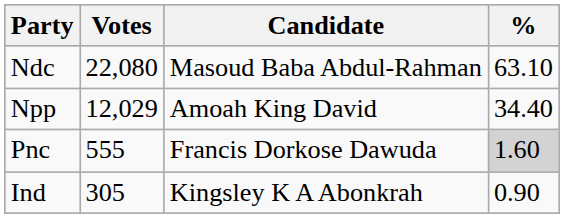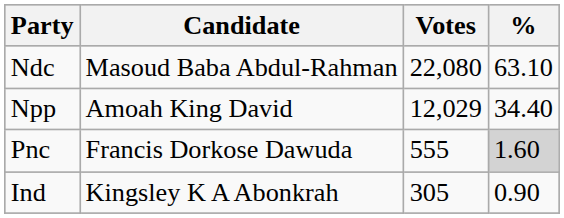columns swapped: (326, 25) <-> (122, 25)
